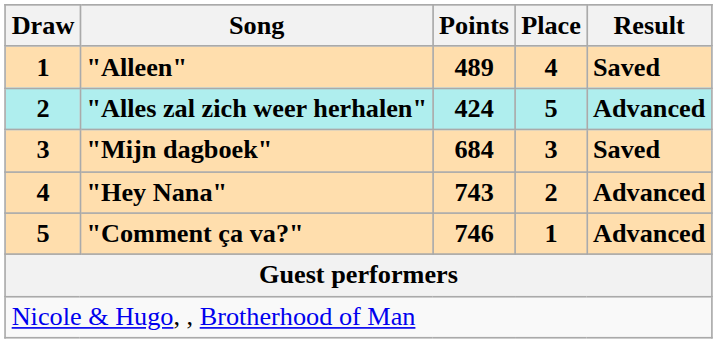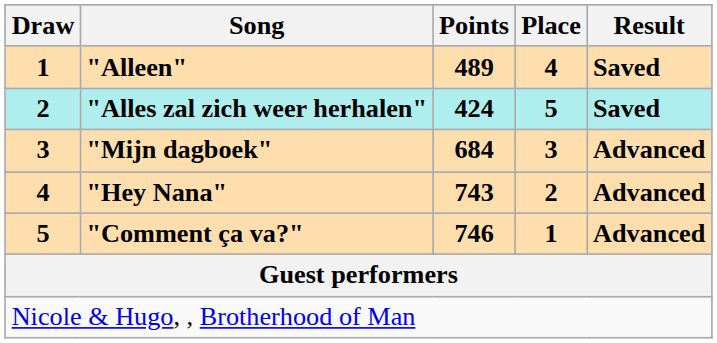(649, 108) Advanced -> (627, 108) Saved
(627, 150) Saved -> (649, 150) Advanced
